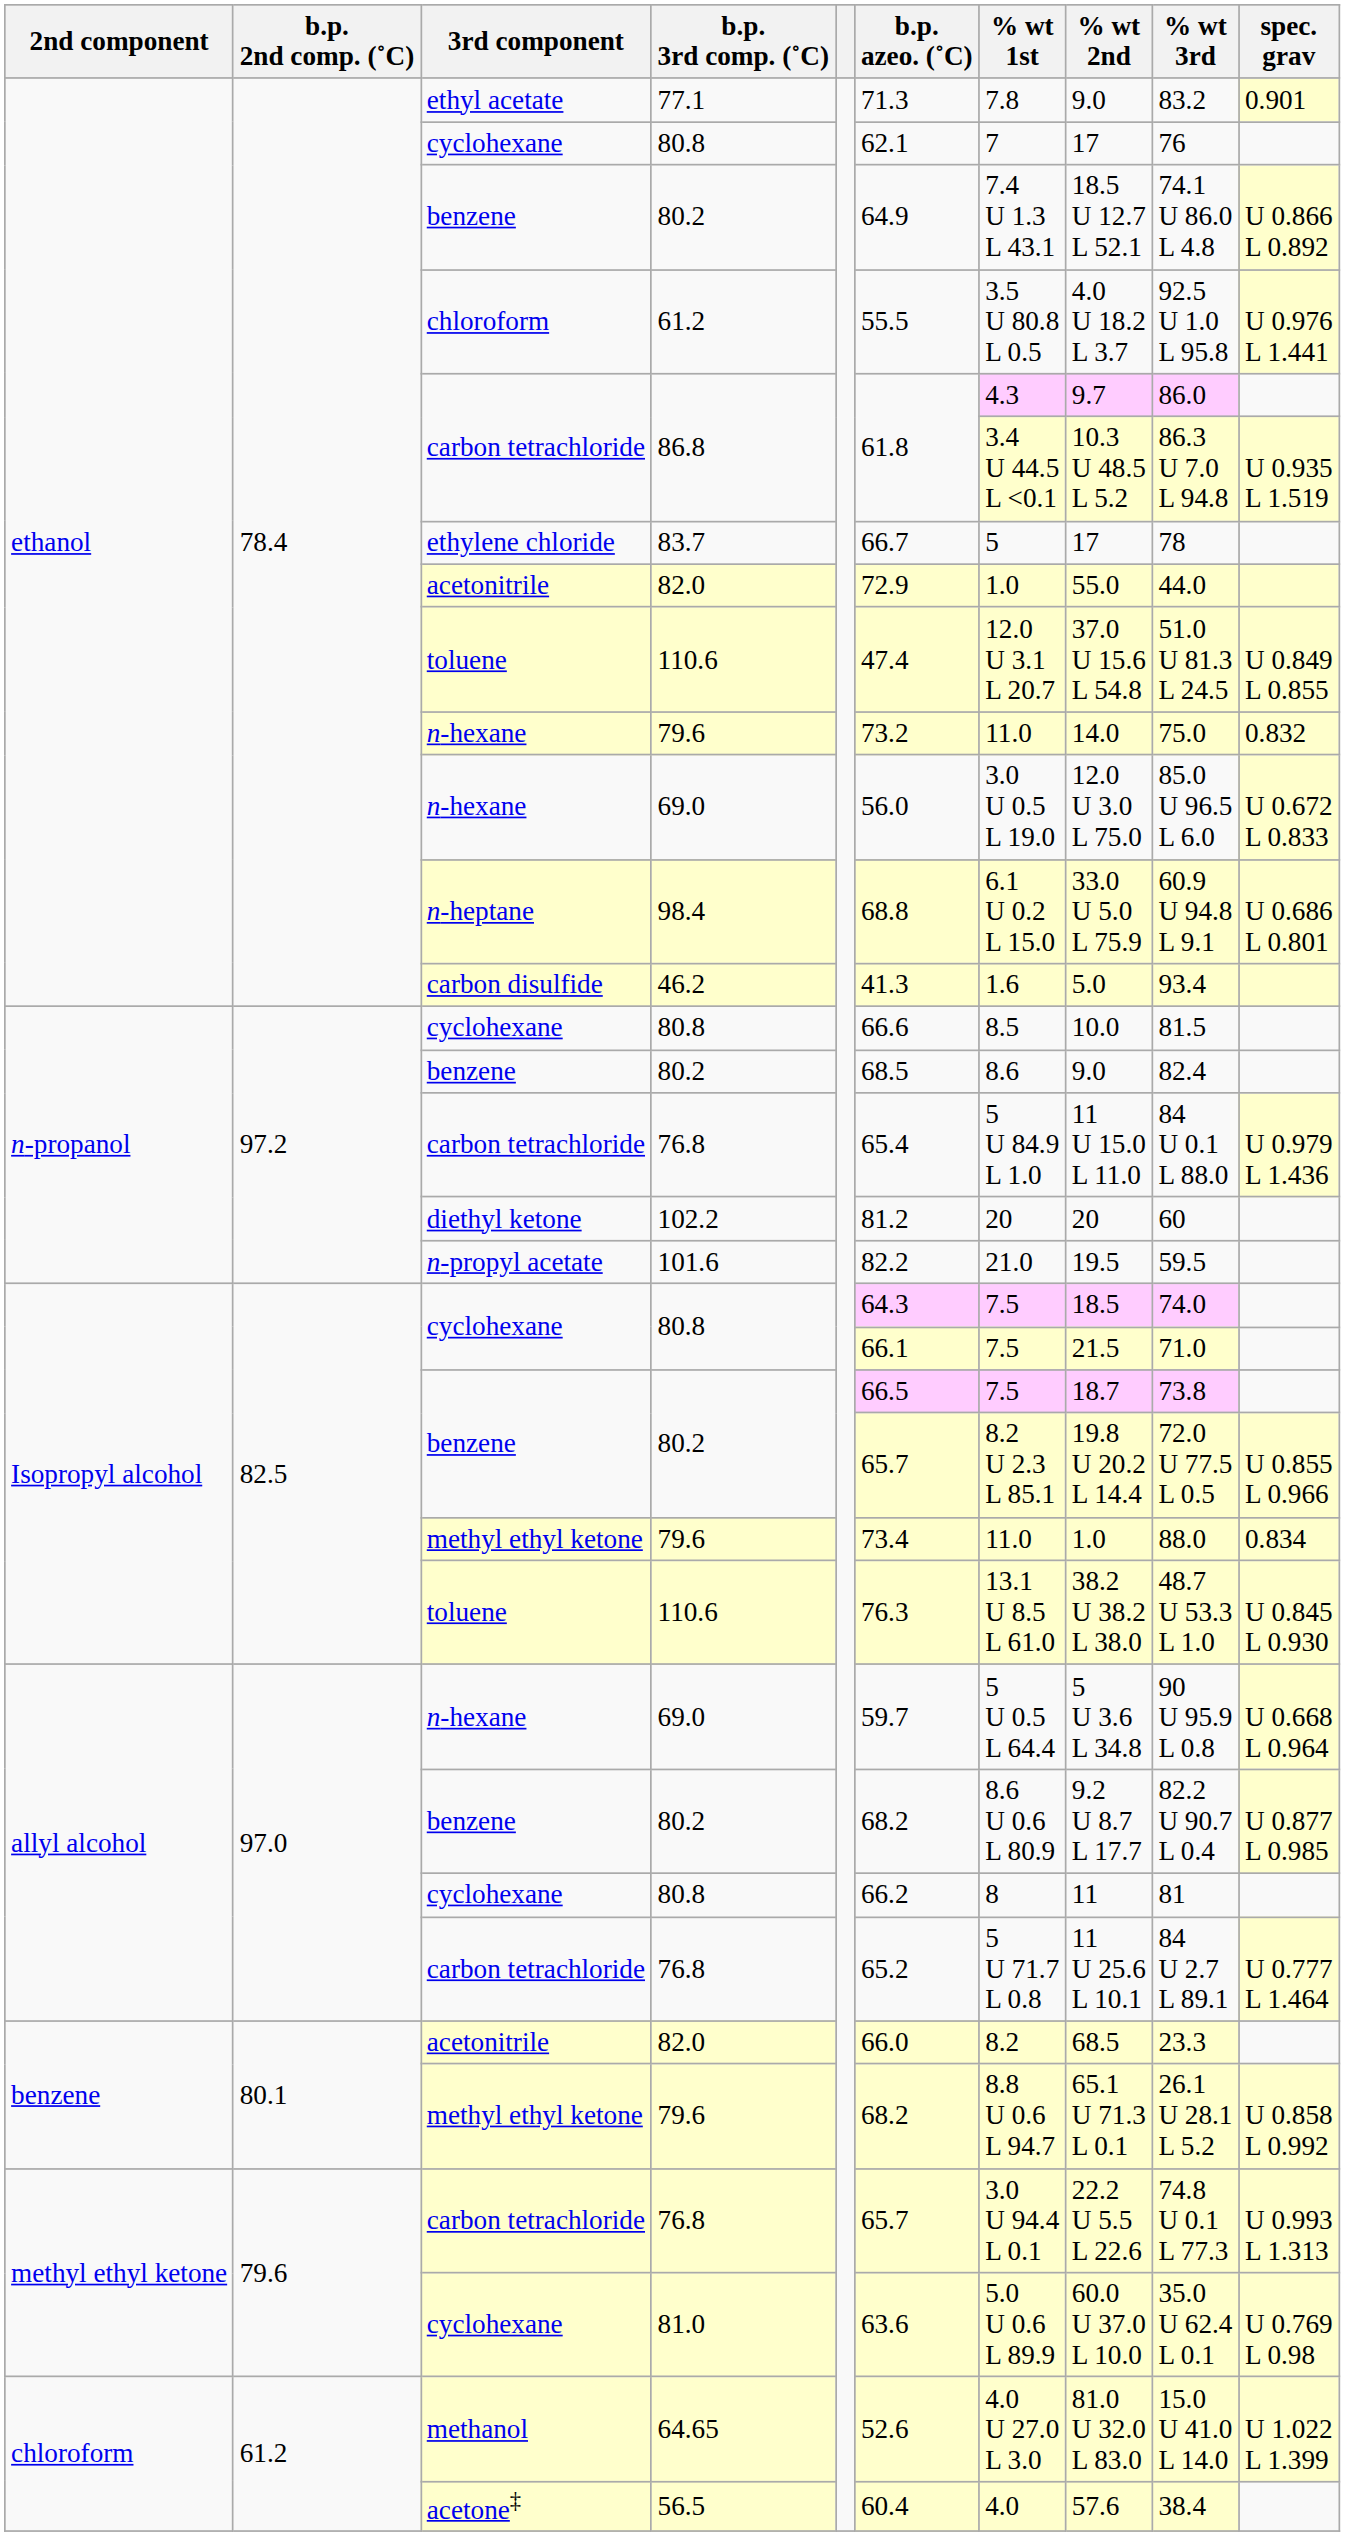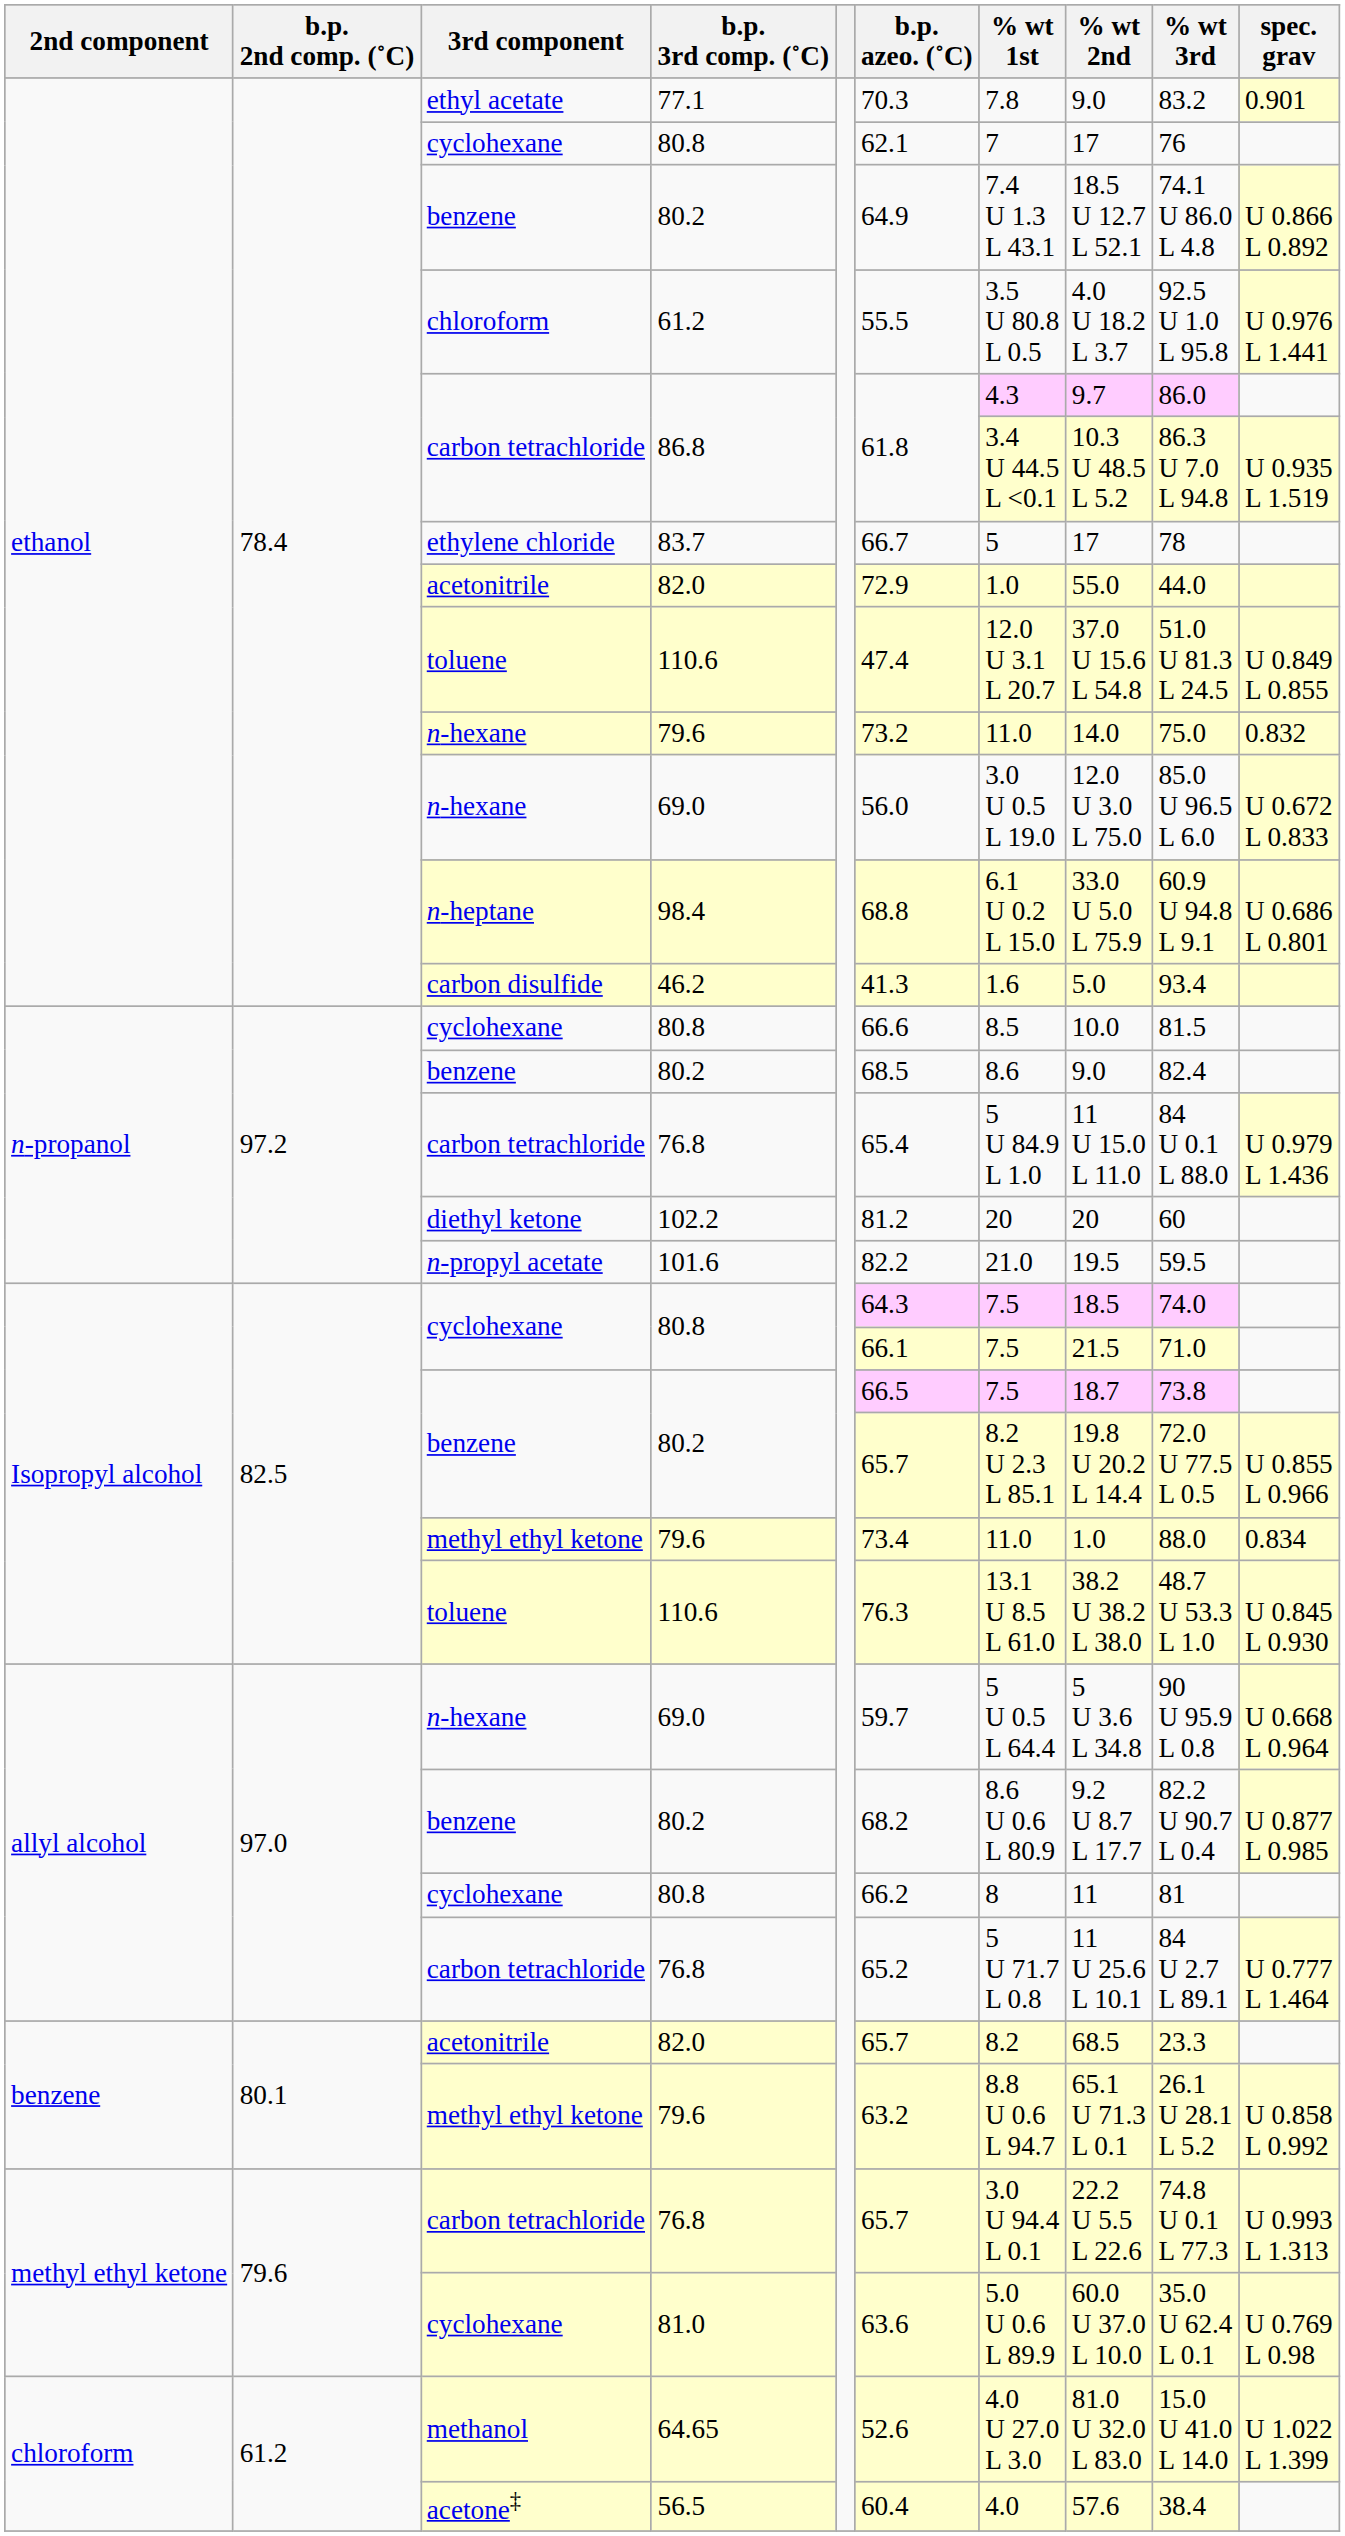(885, 99) 71.3 -> (885, 99) 70.3
(885, 2042) 66.0 -> (885, 2042) 65.7
(885, 2115) 68.2 -> (885, 2115) 63.2
